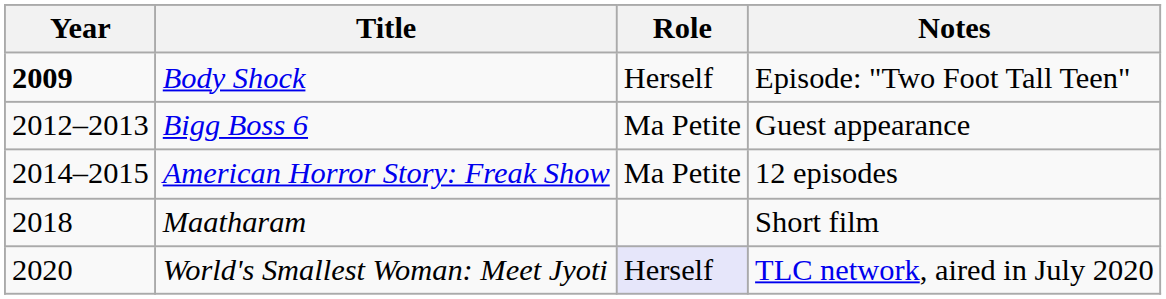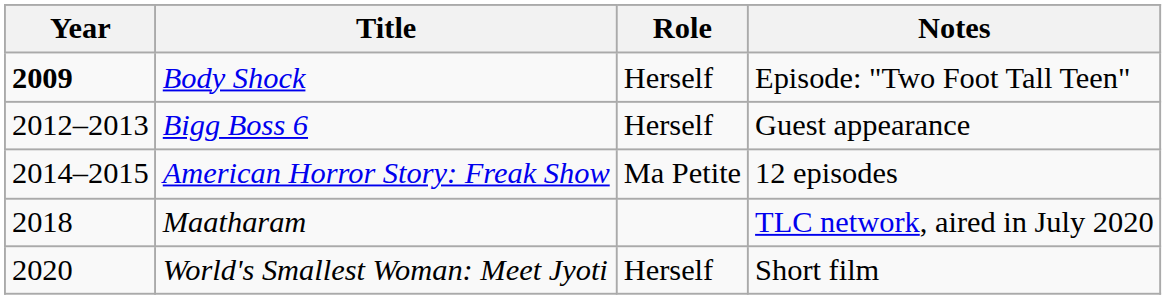(682, 125) Ma Petite -> (668, 125) Herself
(817, 221) Short film -> (954, 221) TLC network, aired in July 2020
(668, 269) lavender background -> (668, 269) no background
(954, 269) TLC network, aired in July 2020 -> (817, 269) Short film
